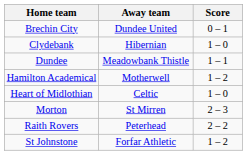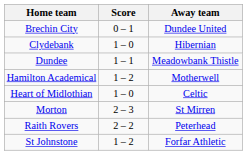columns swapped: (218, 12) <-> (146, 12)
